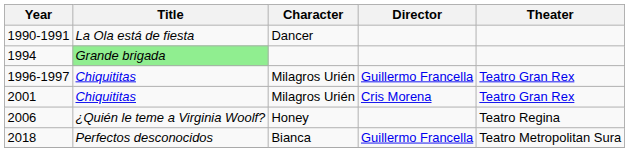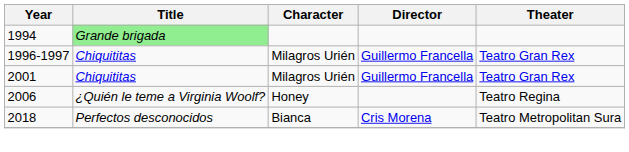- row: (38, 36)
(396, 97) Cris Morena -> (417, 77) Guillermo Francella
(417, 138) Guillermo Francella -> (396, 117) Cris Morena
